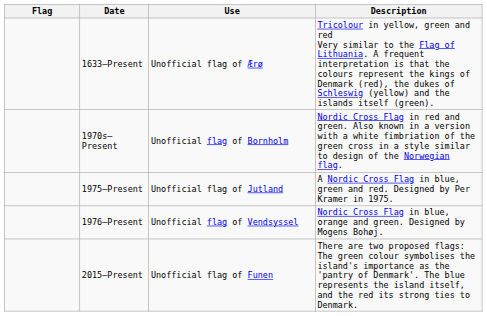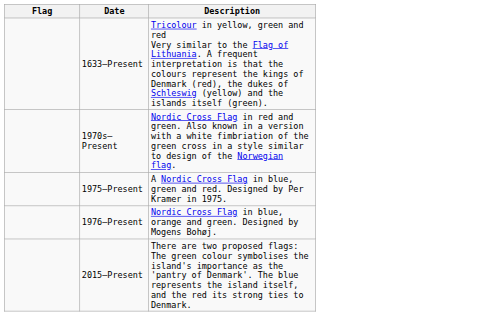- column: (232, 11)
